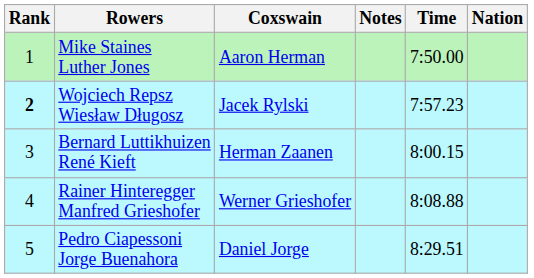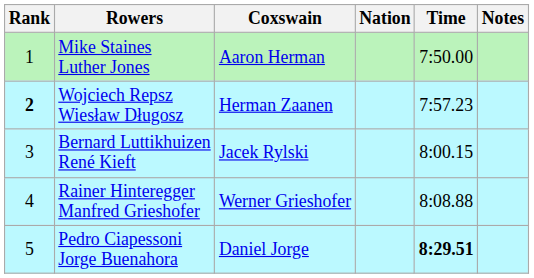columns swapped: (498, 18) <-> (380, 18)
(264, 104) Jacek Rylski -> (276, 104) Herman Zaanen
(276, 153) Herman Zaanen -> (264, 153) Jacek Rylski
(437, 249) normal -> (446, 249) bold
